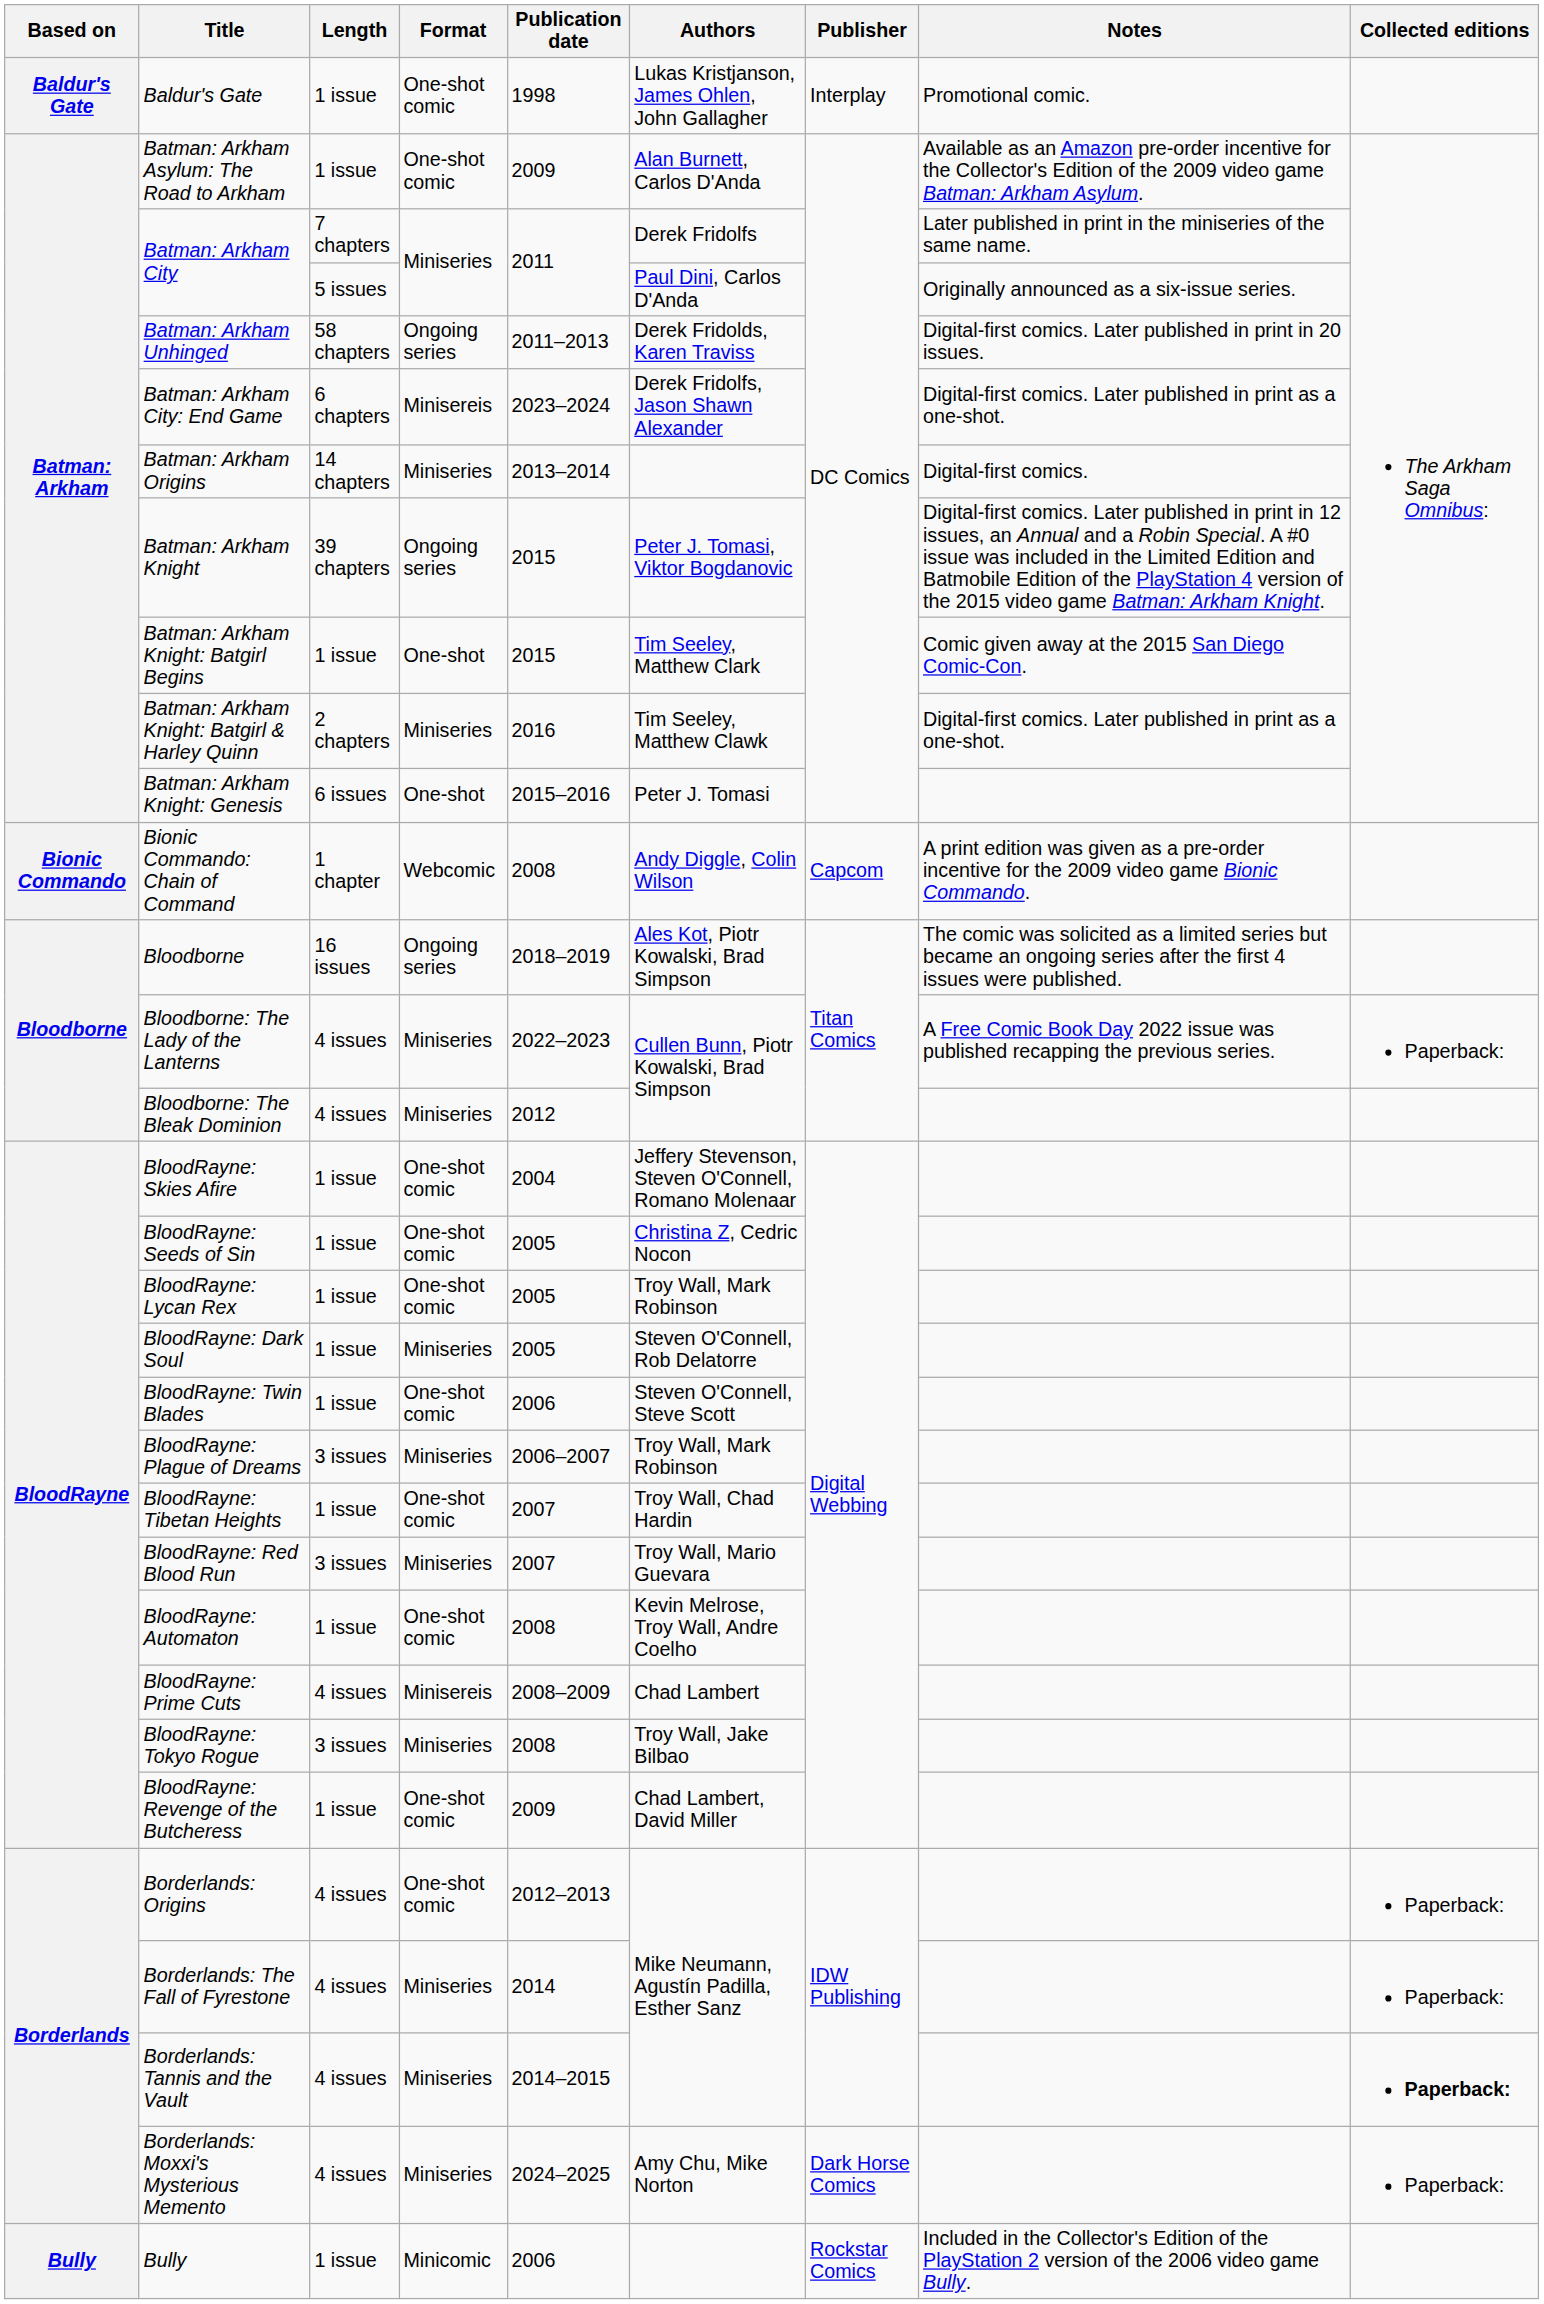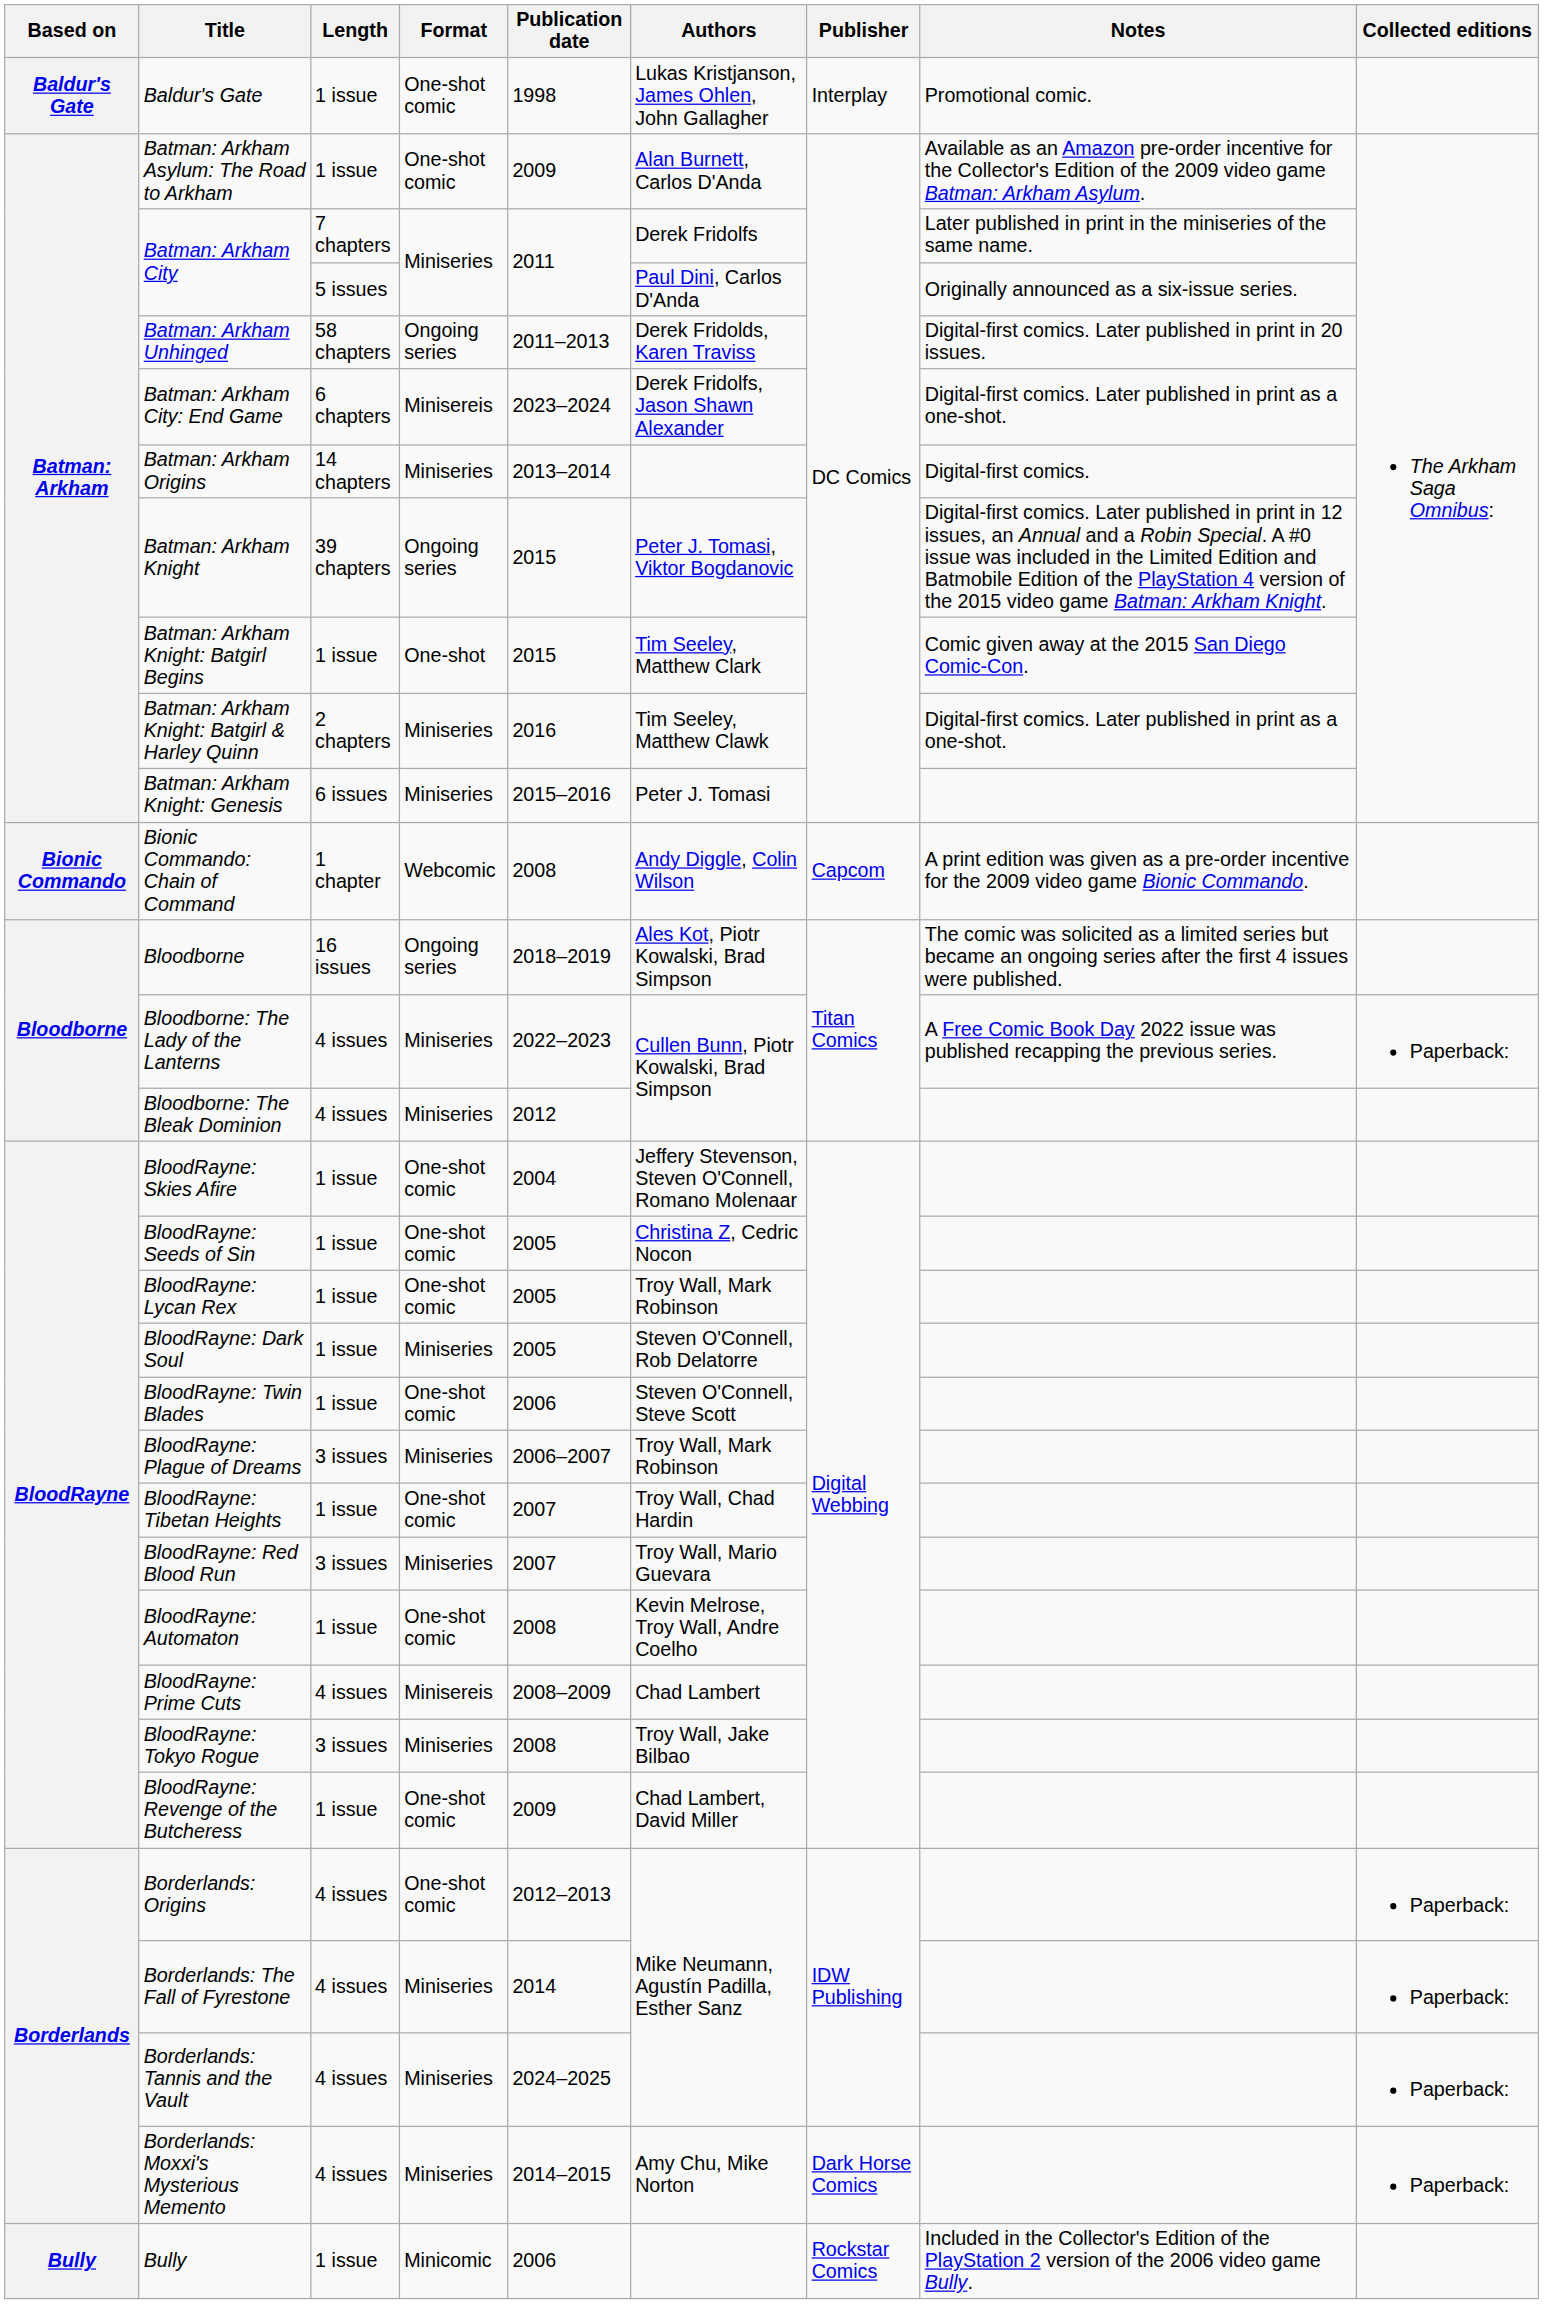(444, 795) One-shot -> (448, 795) Miniseries
(561, 2079) 2014–2015 -> (562, 2079) 2024–2025
(1445, 2091) bold -> (1447, 2091) normal
(561, 2174) 2024–2025 -> (562, 2174) 2014–2015
